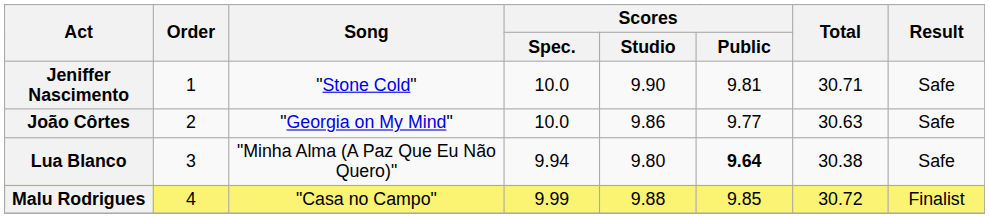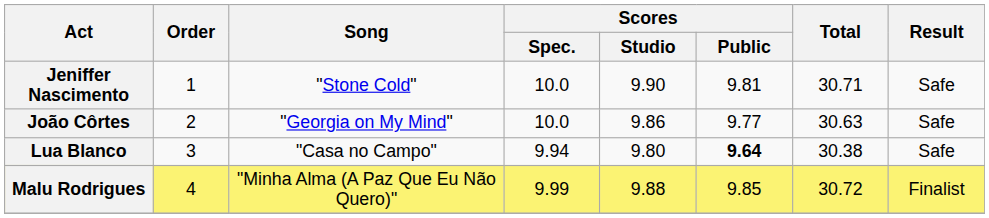(366, 161) "Minha Alma (A Paz Que Eu Não Quero)" -> (366, 151) "Casa no Campo"
(366, 199) "Casa no Campo" -> (366, 189) "Minha Alma (A Paz Que Eu Não Quero)"
